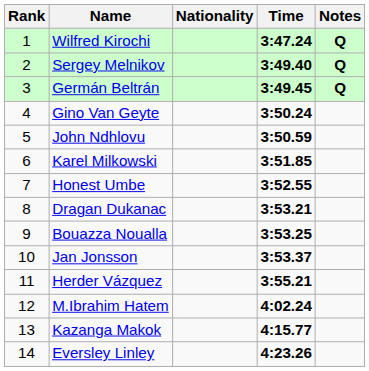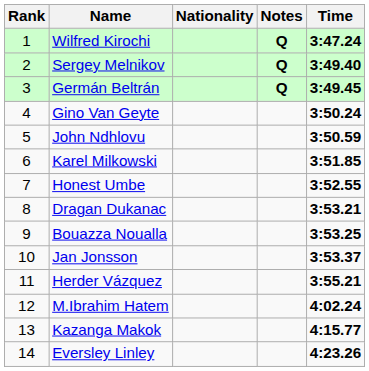columns swapped: (286, 16) <-> (340, 16)
